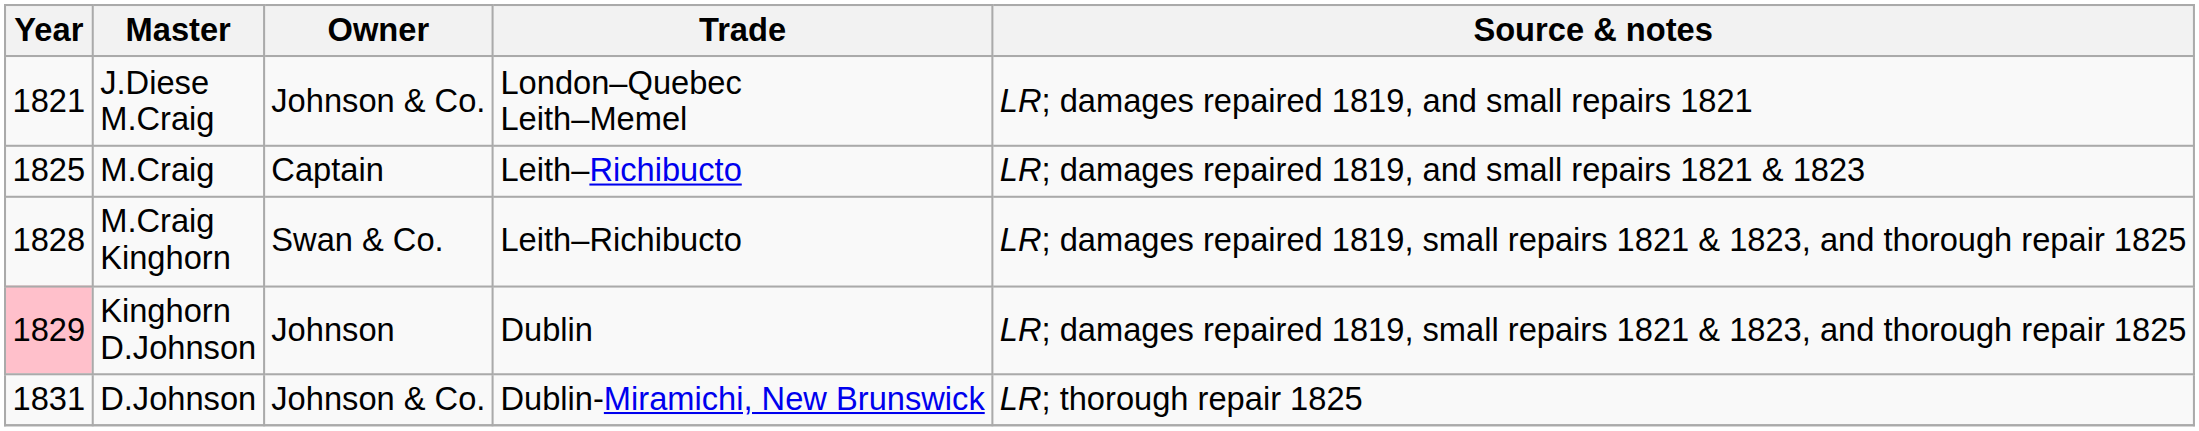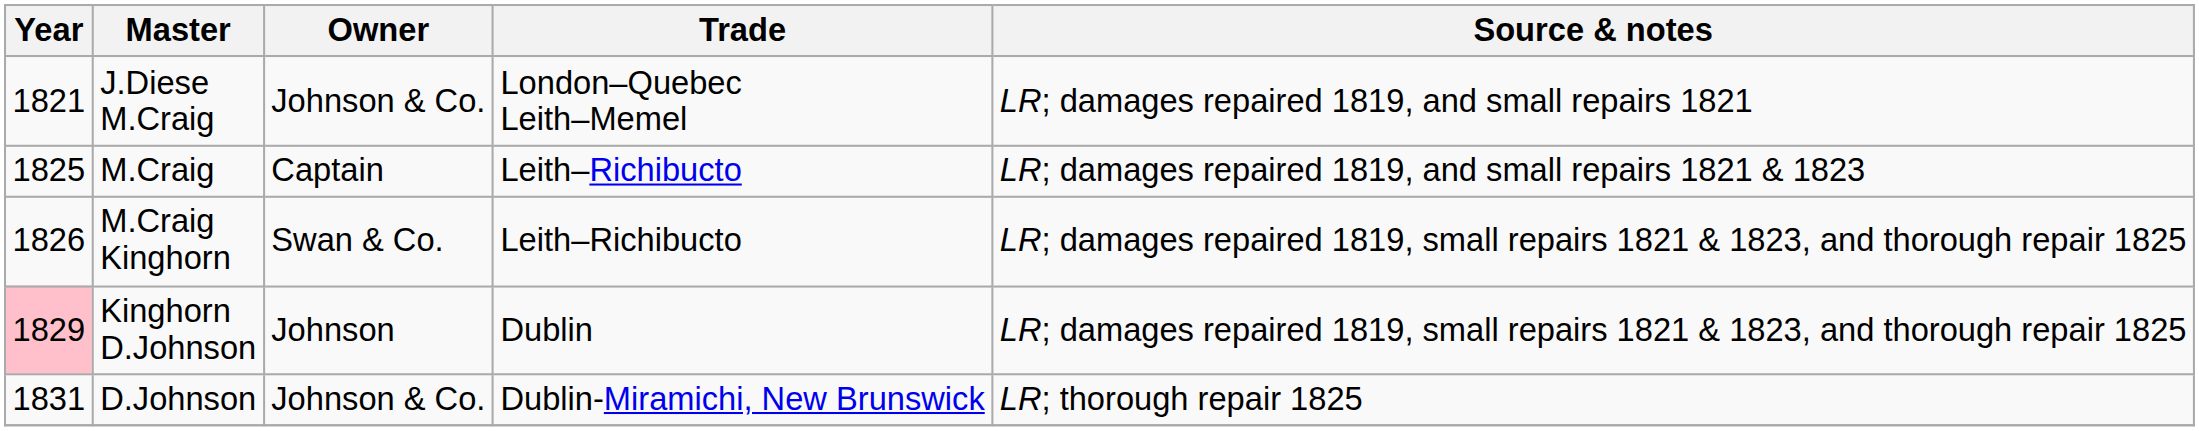(49, 240) 1828 -> (49, 240) 1826
